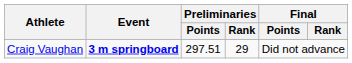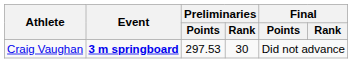(203, 49) 297.51 -> (203, 49) 297.53
(242, 49) 29 -> (242, 49) 30
